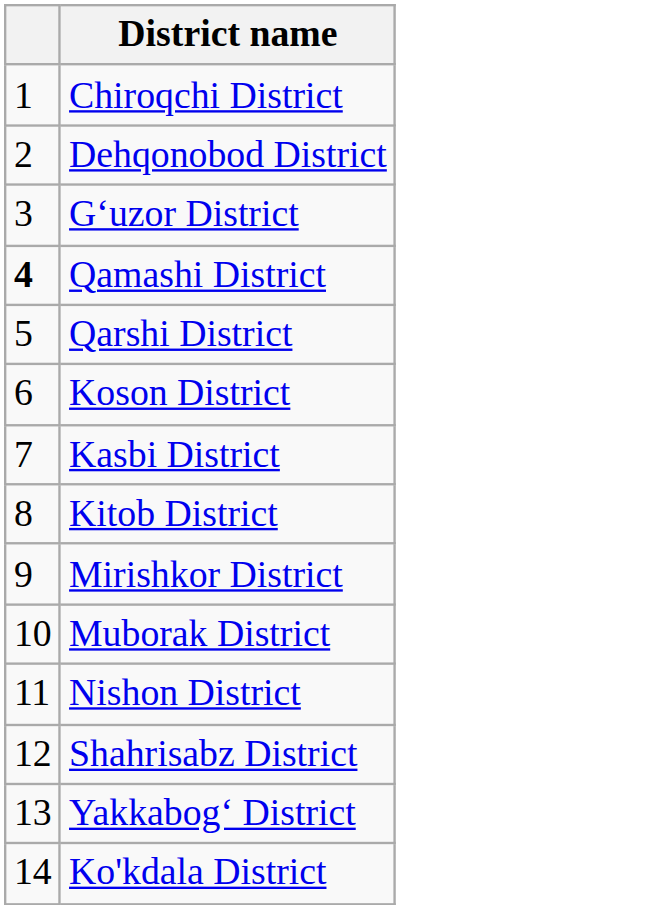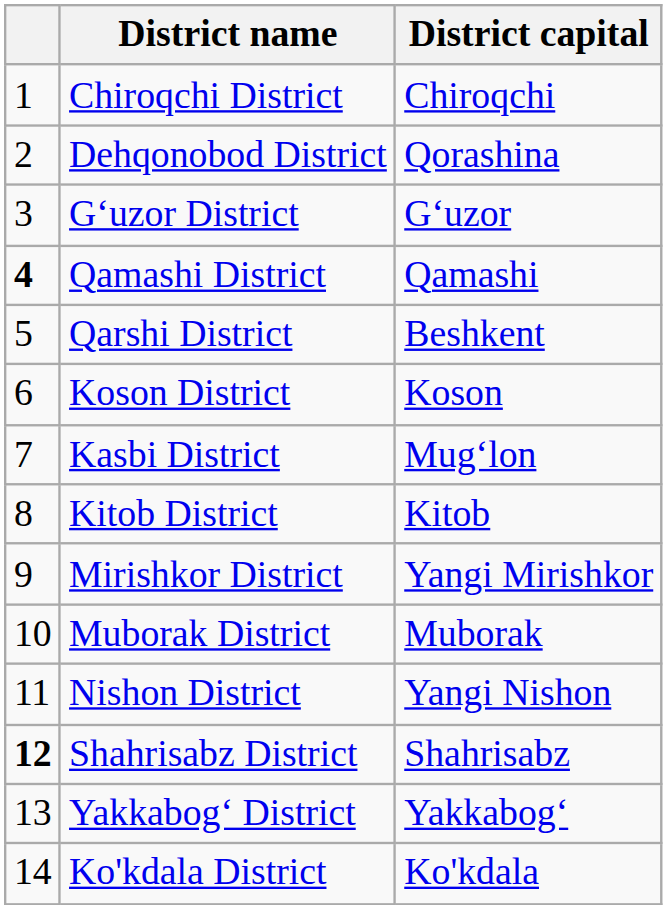+ column: (529, 34)
(33, 753) normal -> (33, 753) bold
